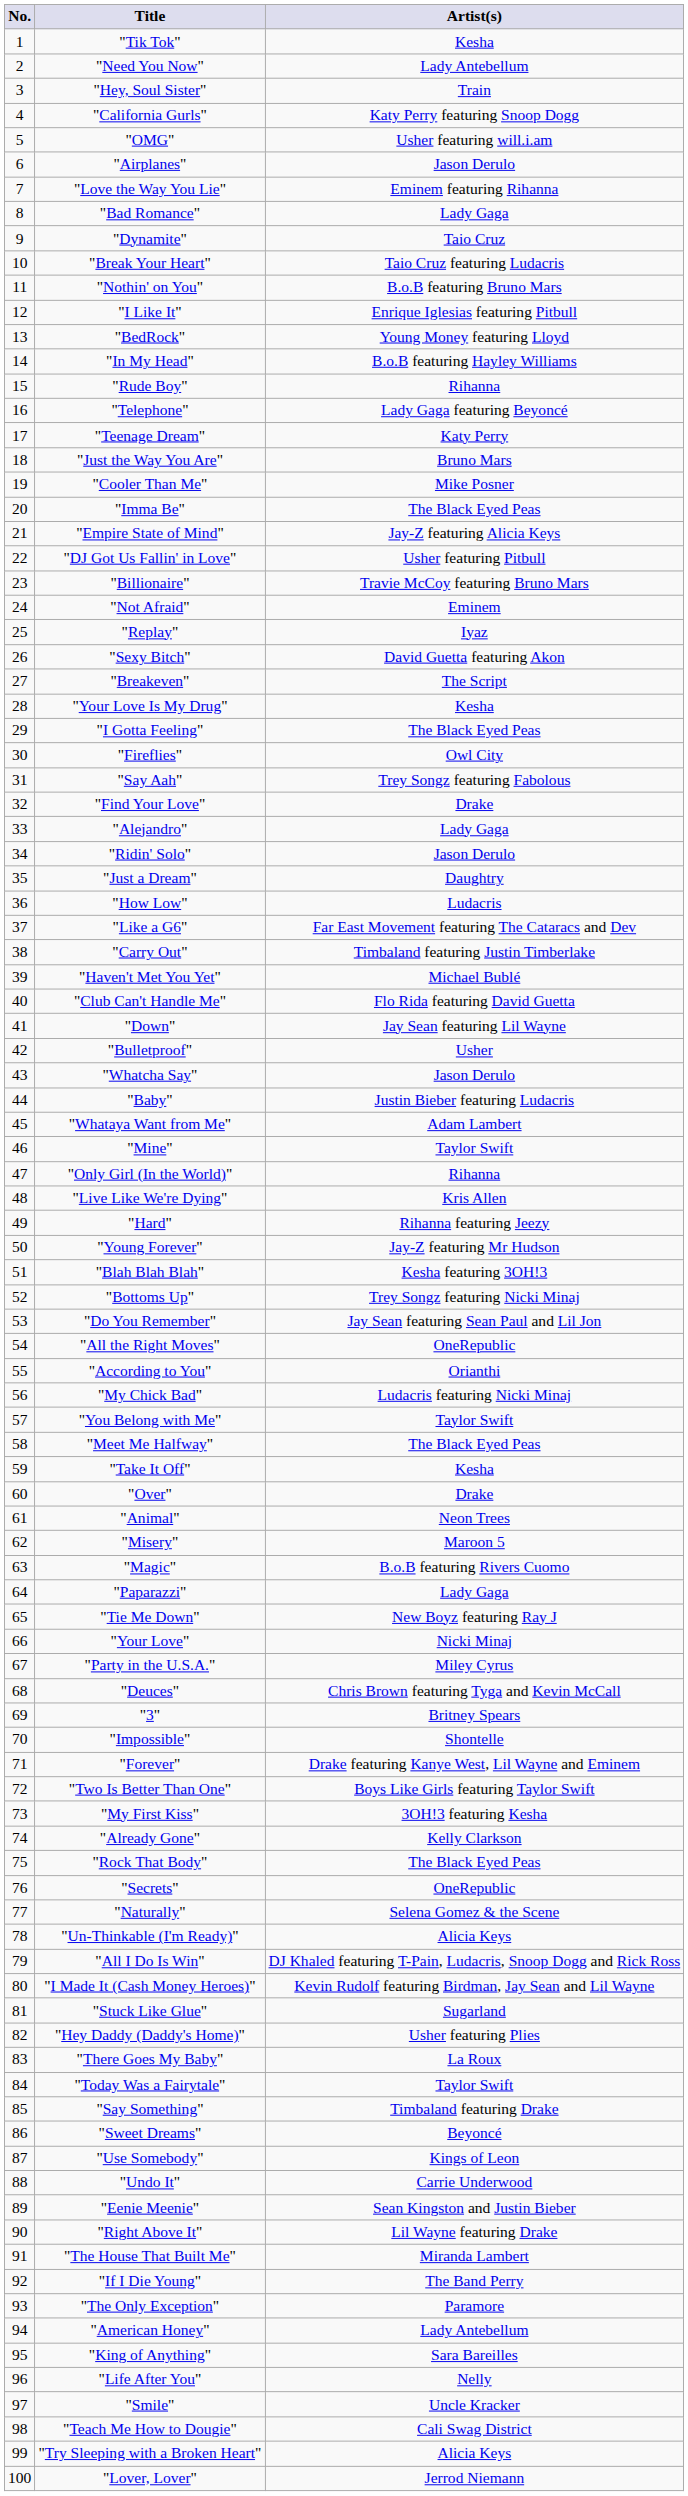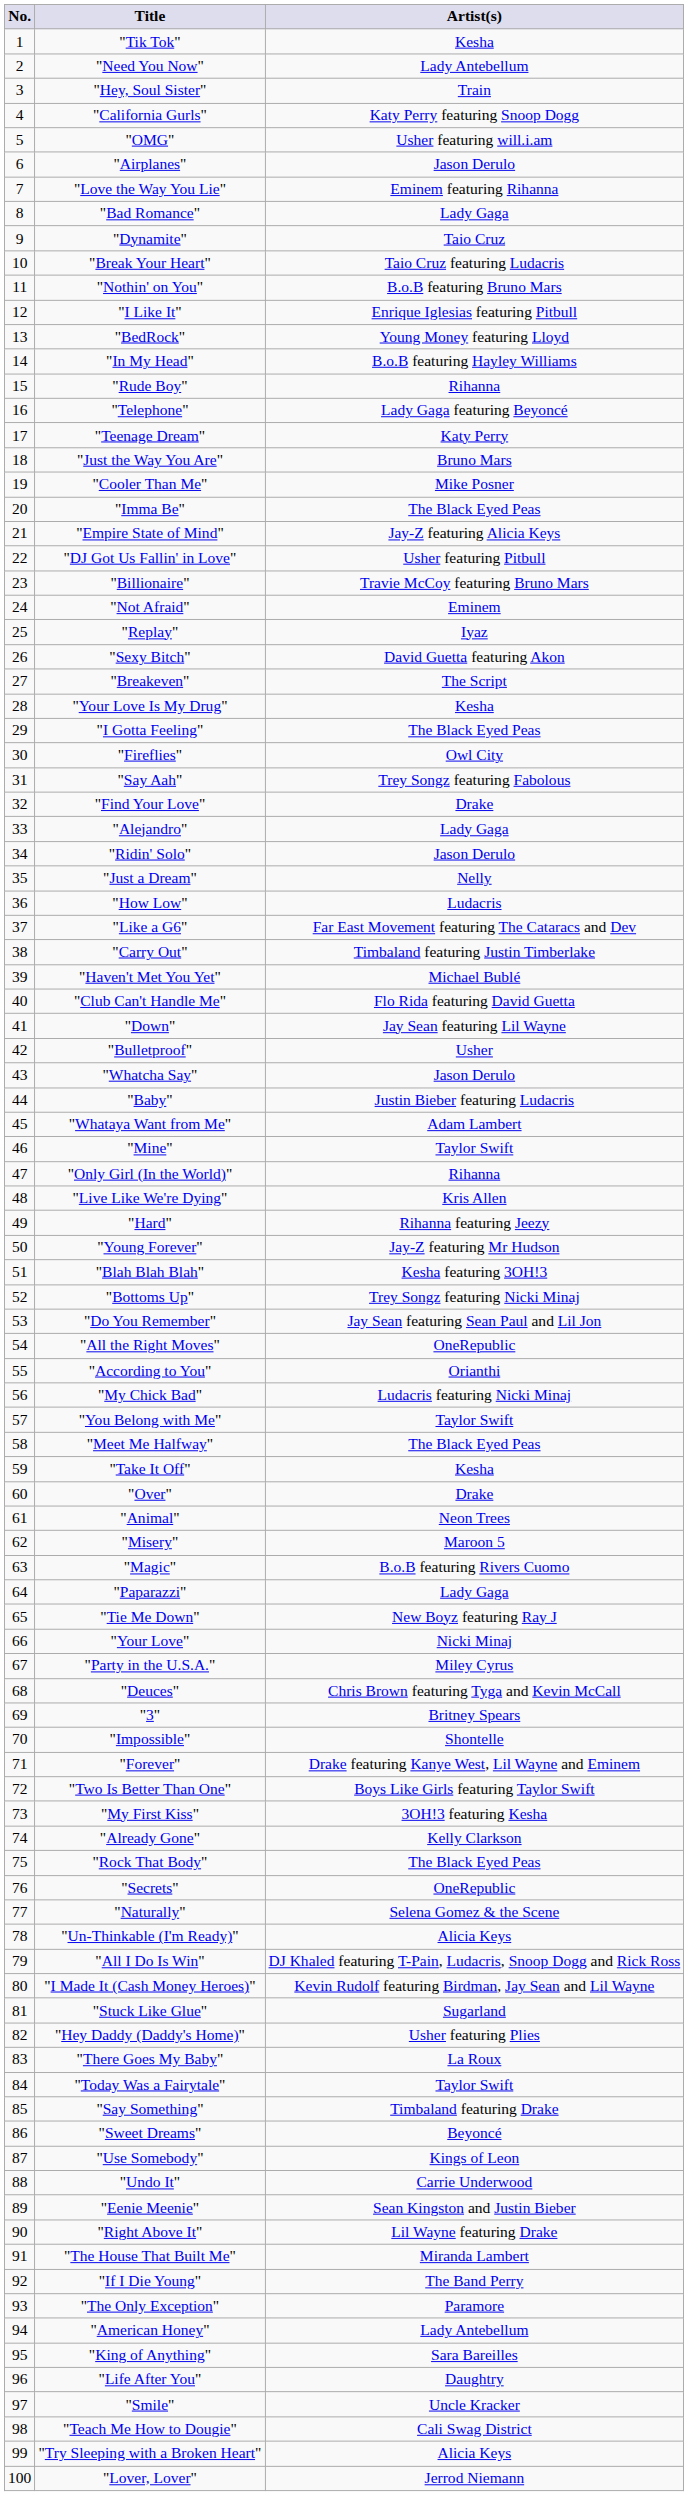(474, 878) Daughtry -> (474, 878) Nelly
(474, 2379) Nelly -> (474, 2379) Daughtry
